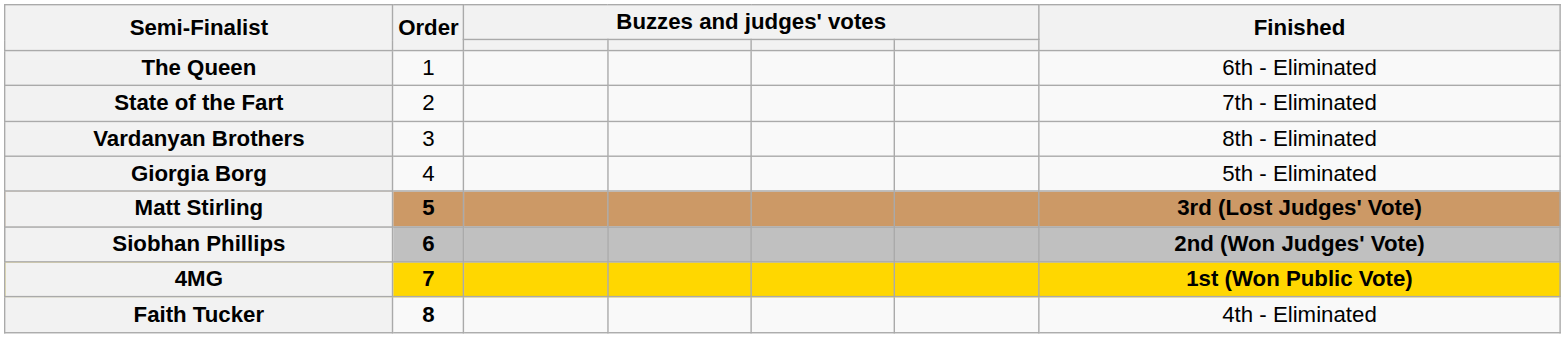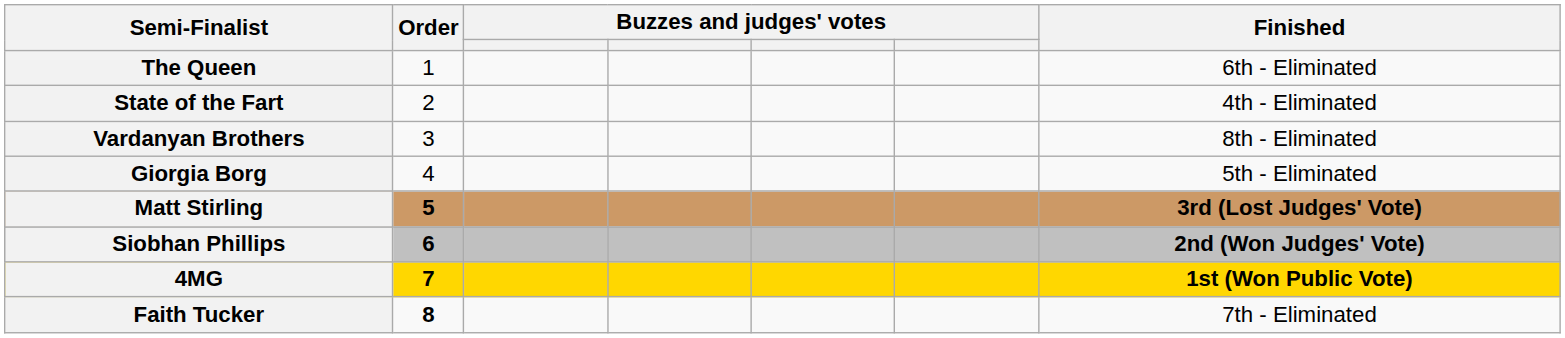(1299, 102) 7th - Eliminated -> (1299, 102) 4th - Eliminated
(1299, 314) 4th - Eliminated -> (1299, 314) 7th - Eliminated
